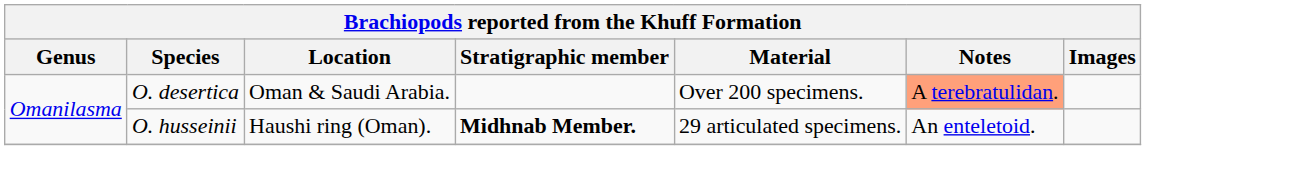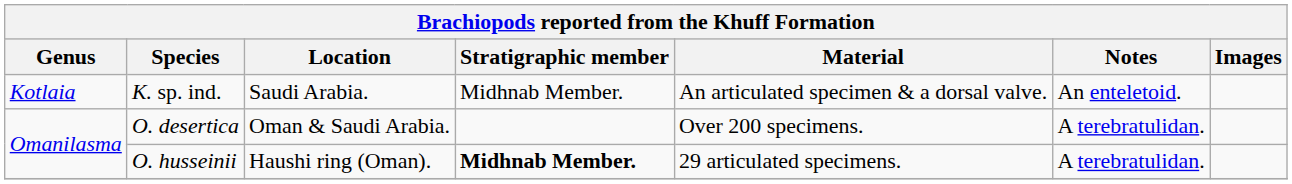+ row: (177, 91)
(985, 91) lightsalmon background -> (1131, 126) no background
(973, 126) An enteletoid. -> (1131, 160) A terebratulidan.
